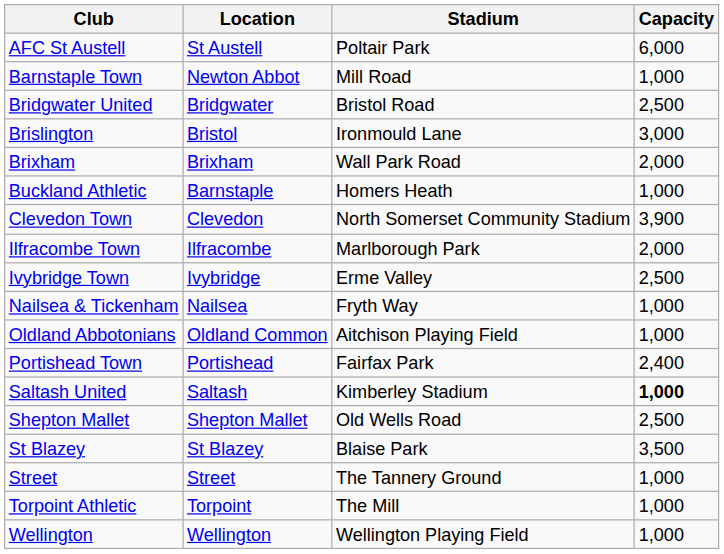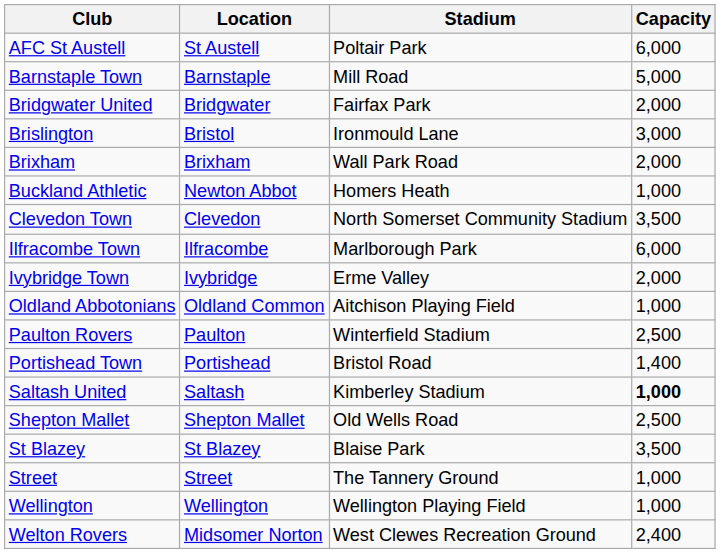(243, 76) Newton Abbot -> (227, 76) Barnstaple
(661, 76) 1,000 -> (658, 76) 5,000
(385, 105) Bristol Road -> (382, 105) Fairfax Park
(661, 105) 2,500 -> (658, 105) 2,000
(230, 191) Barnstaple -> (240, 191) Newton Abbot
(661, 220) 3,900 -> (658, 220) 3,500
(661, 248) 2,000 -> (658, 248) 6,000
(661, 277) 2,500 -> (658, 277) 2,000
- row: (94, 305)
+ row: (71, 334)
(385, 363) Fairfax Park -> (382, 363) Bristol Road
(661, 363) 2,400 -> (658, 363) 1,400
- row: (73, 506)
+ row: (68, 535)
